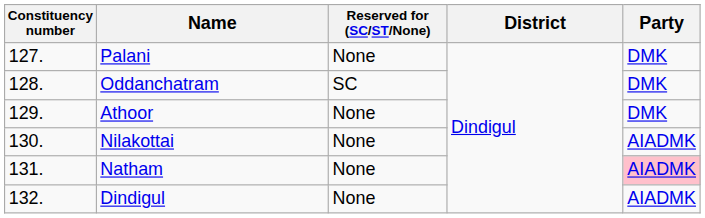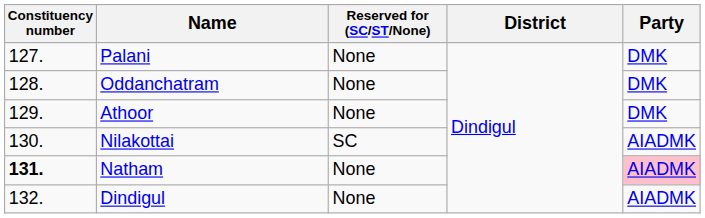(345, 84) SC -> (354, 84) None
(354, 141) None -> (345, 141) SC
(26, 170) normal -> (26, 170) bold
